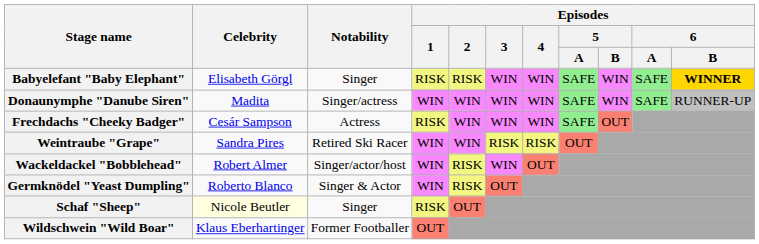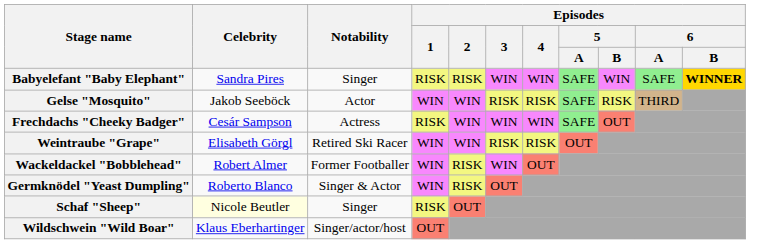(250, 79) Elisabeth Görgl -> (250, 79) Sandra Pires
- row: (99, 100)
+ row: (99, 100)
(250, 143) Sandra Pires -> (250, 143) Elisabeth Görgl
(360, 164) Singer/actor/host -> (360, 164) Former Footballer
(360, 228) Former Footballer -> (360, 228) Singer/actor/host
